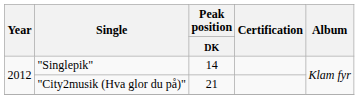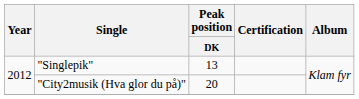(212, 65) 14 -> (212, 65) 13
(212, 84) 21 -> (212, 84) 20
